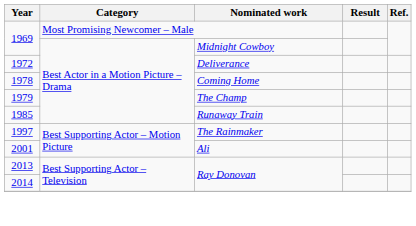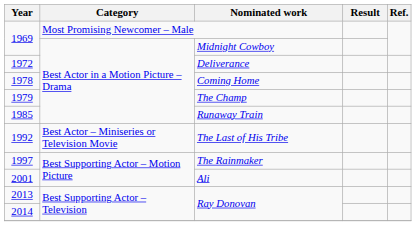+ row: (22, 138)
